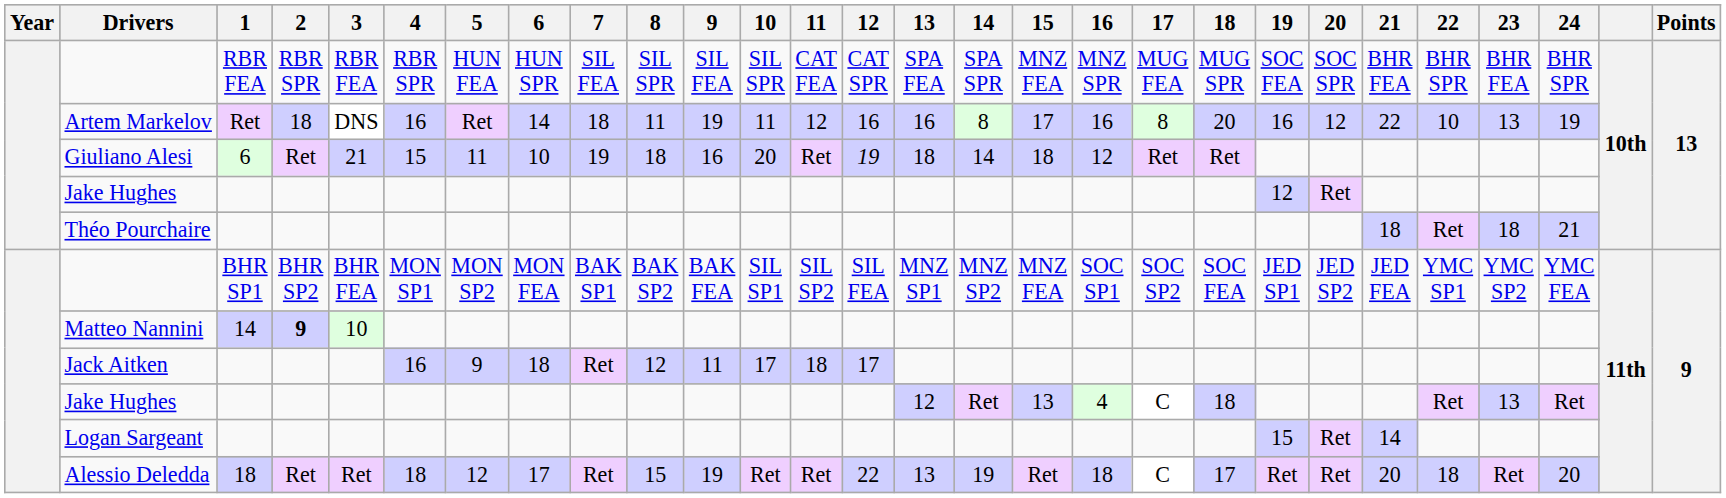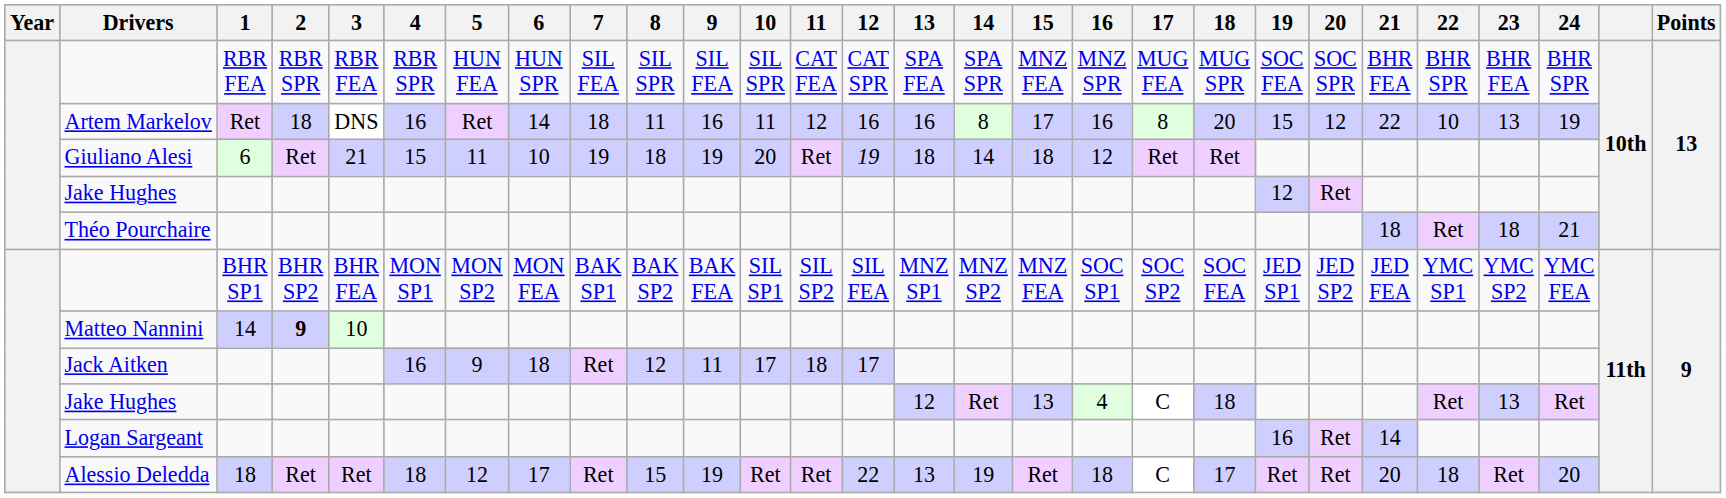(712, 120) 19 -> (712, 120) 16
(1282, 120) 16 -> (1282, 120) 15
(712, 157) 16 -> (712, 157) 19
(1282, 437) 15 -> (1282, 437) 16
